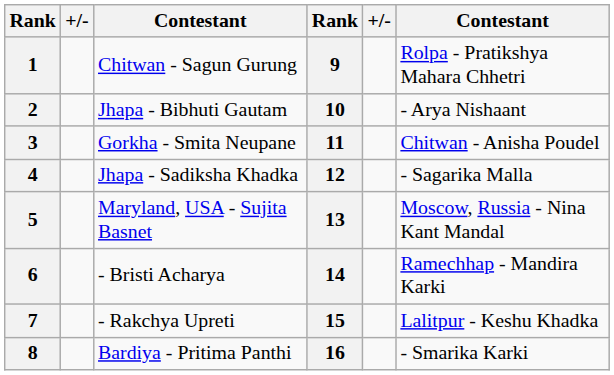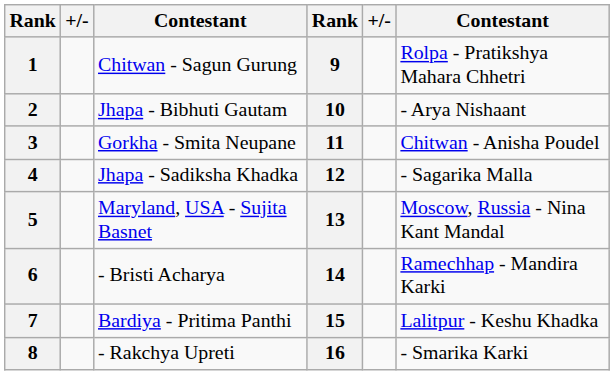(166, 319) - Rakchya Upreti -> (195, 319) Bardiya - Pritima Panthi
(195, 352) Bardiya - Pritima Panthi -> (166, 352) - Rakchya Upreti
